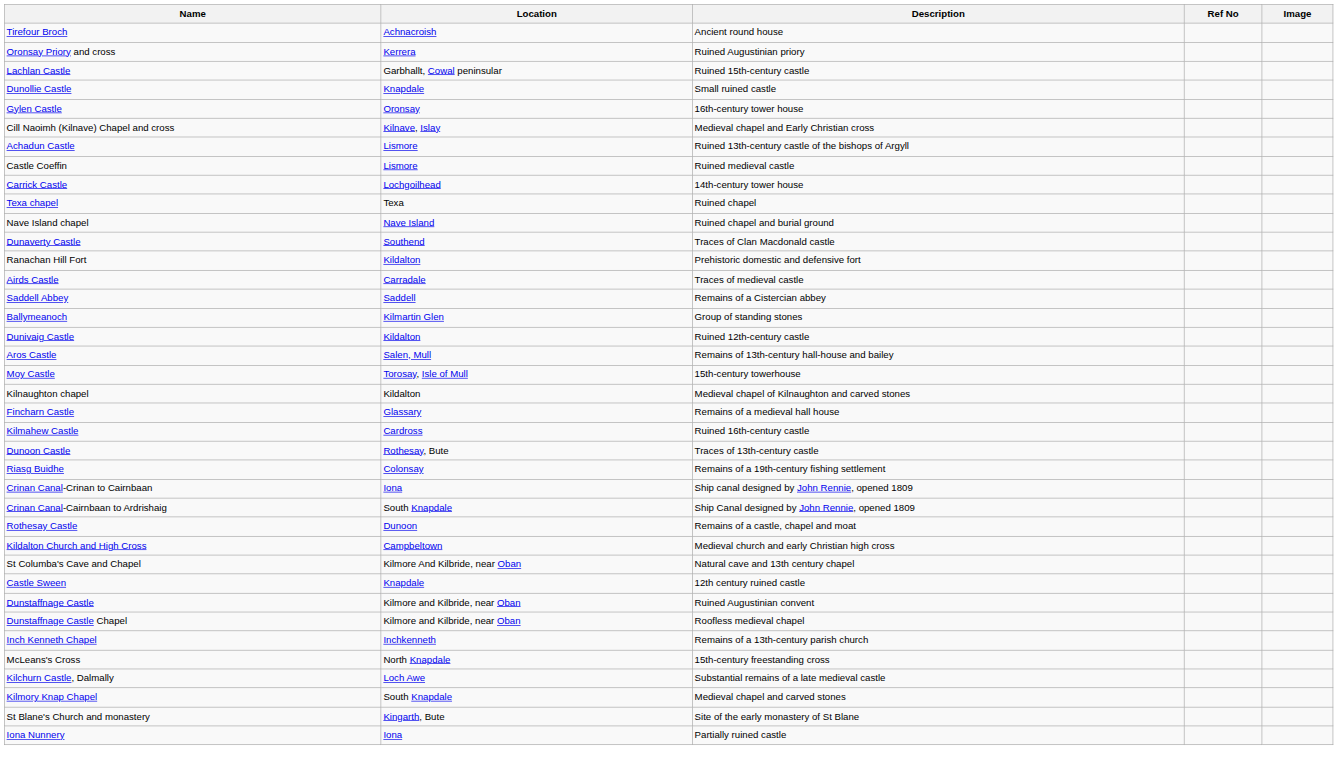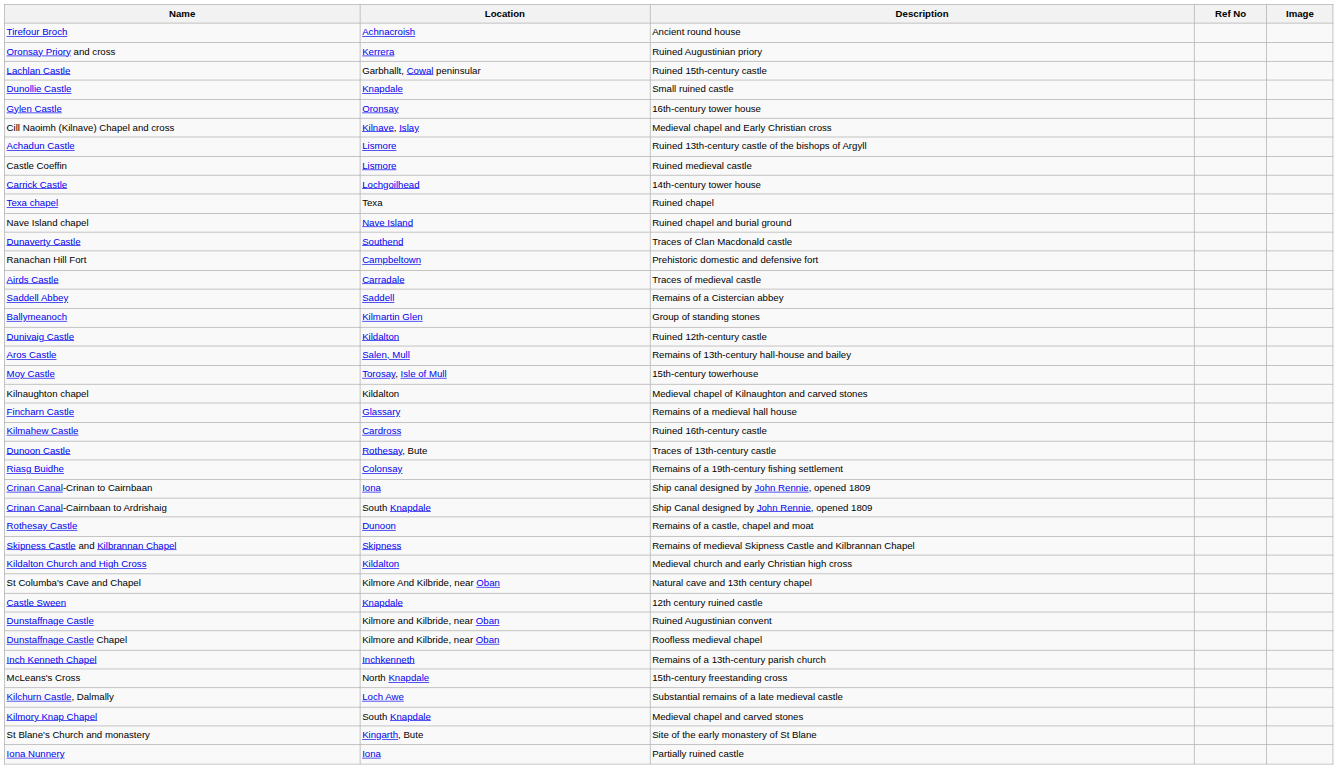(402, 261) Kildalton -> (392, 261) Campbeltown
+ row: (92, 545)
(413, 545) Campbeltown -> (381, 564) Kildalton
